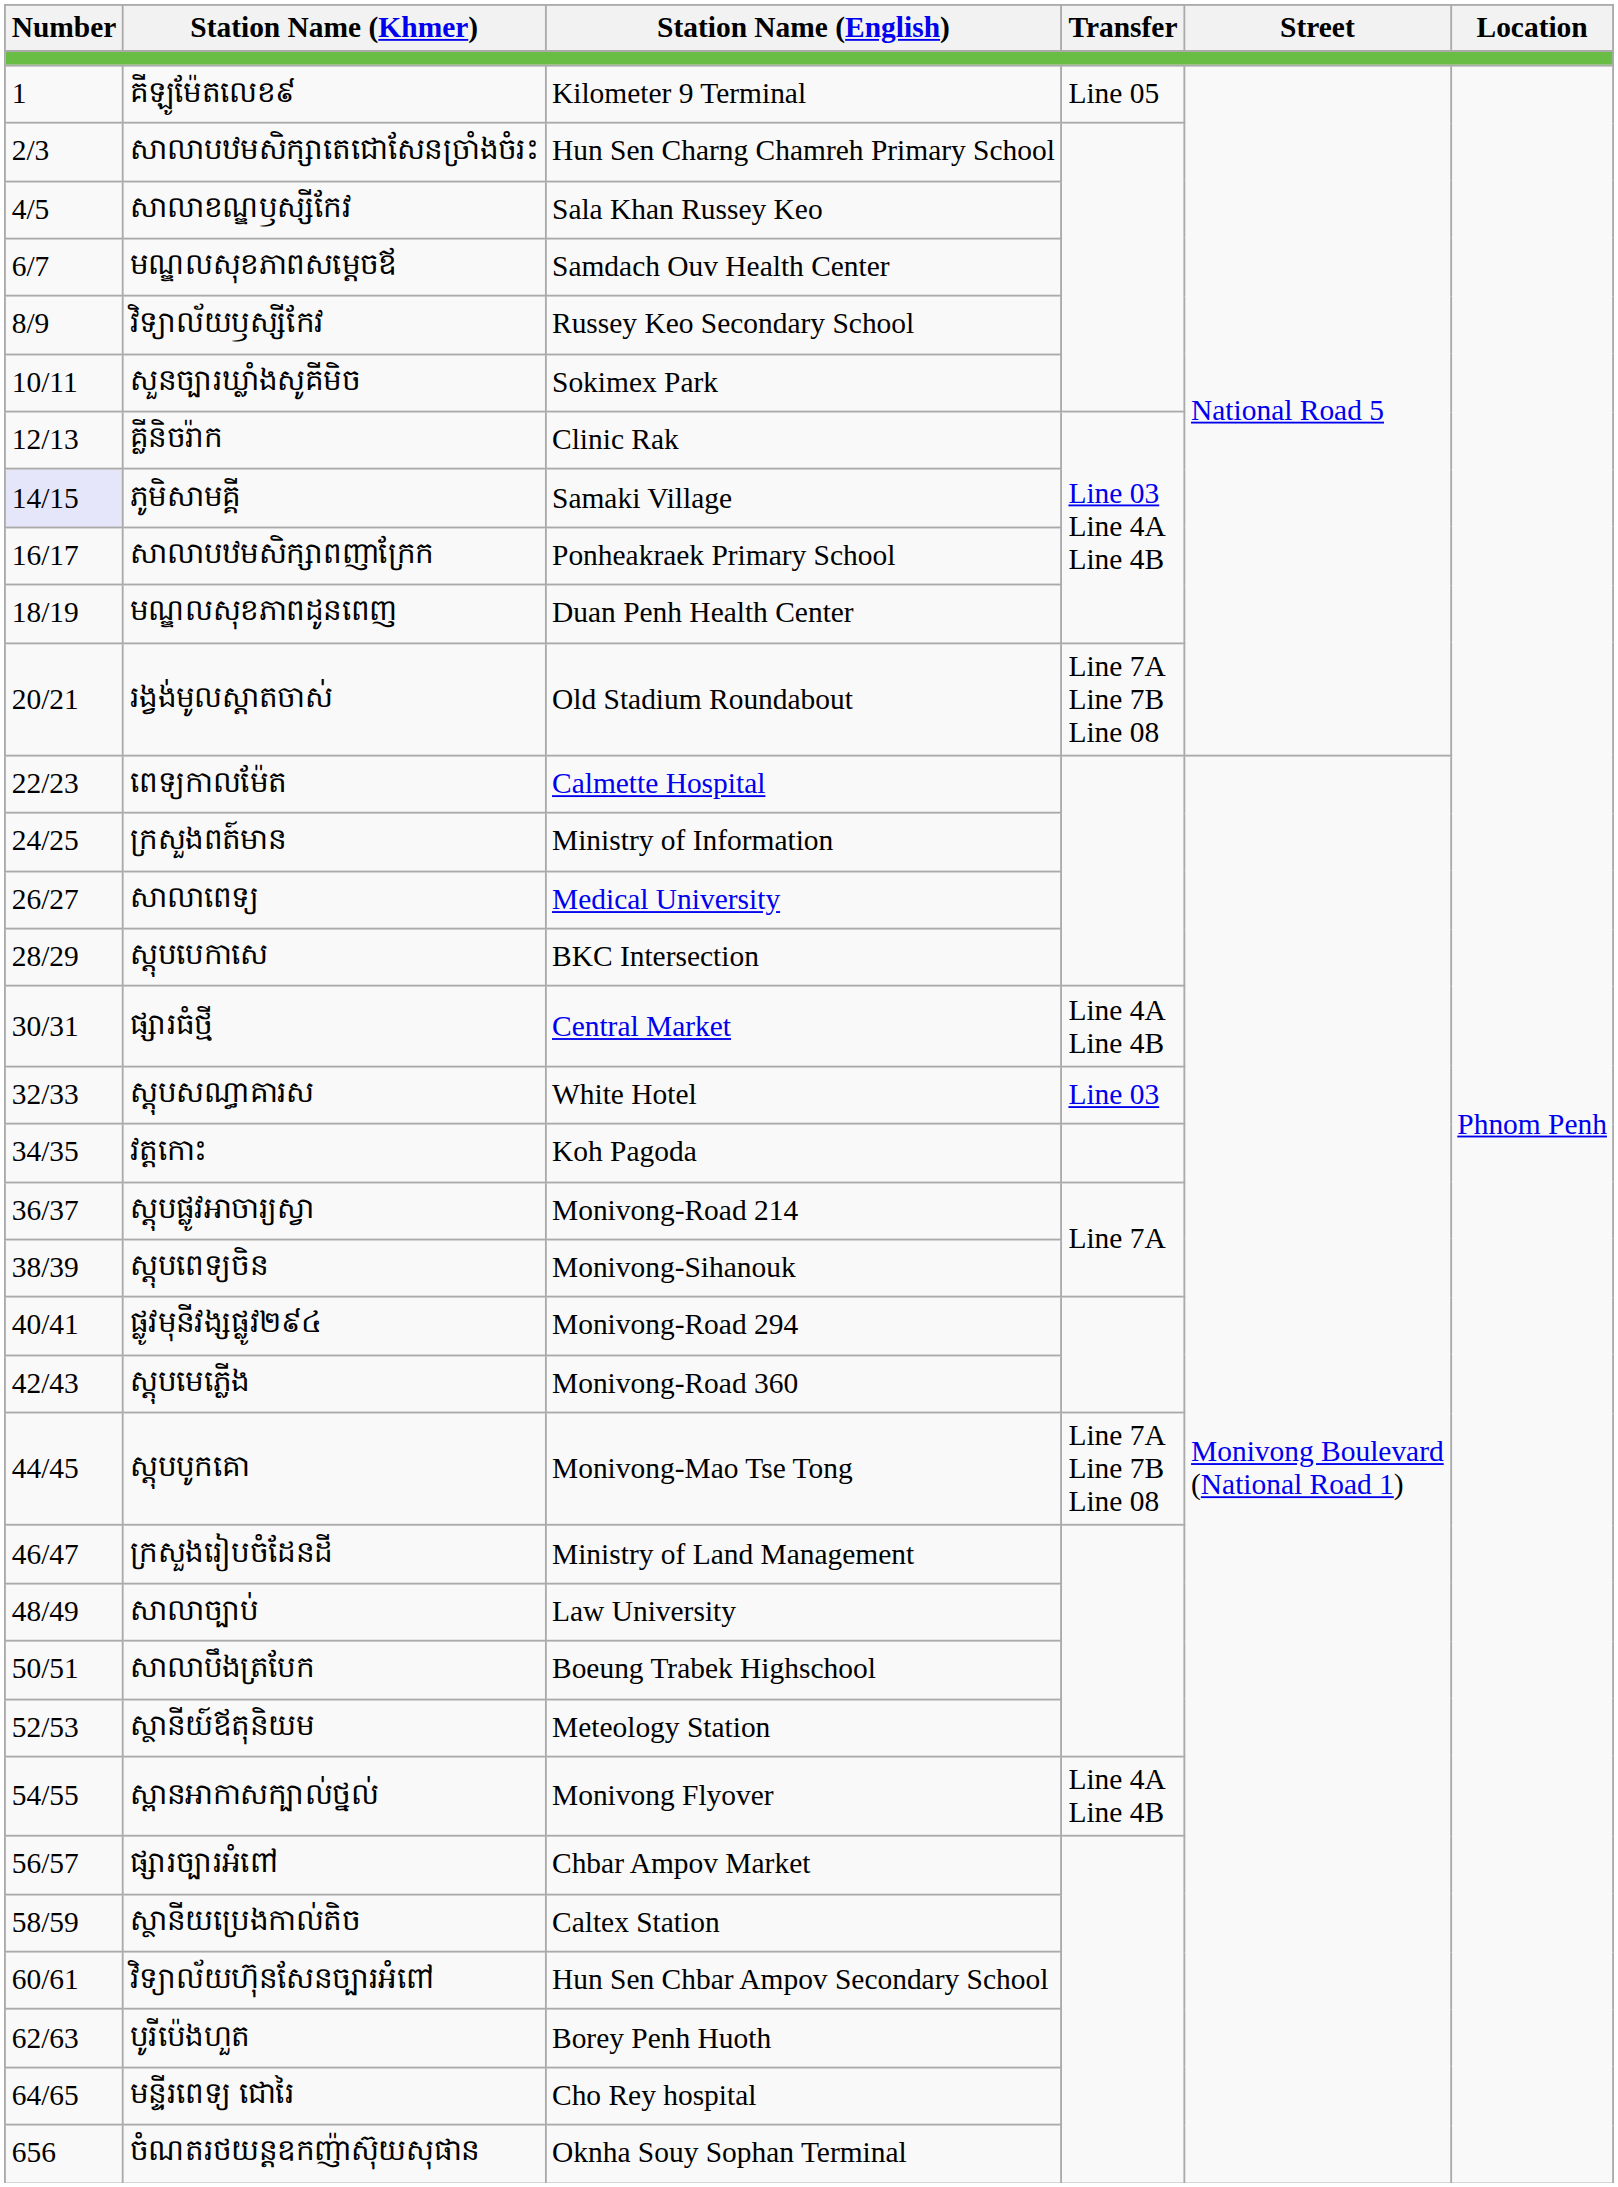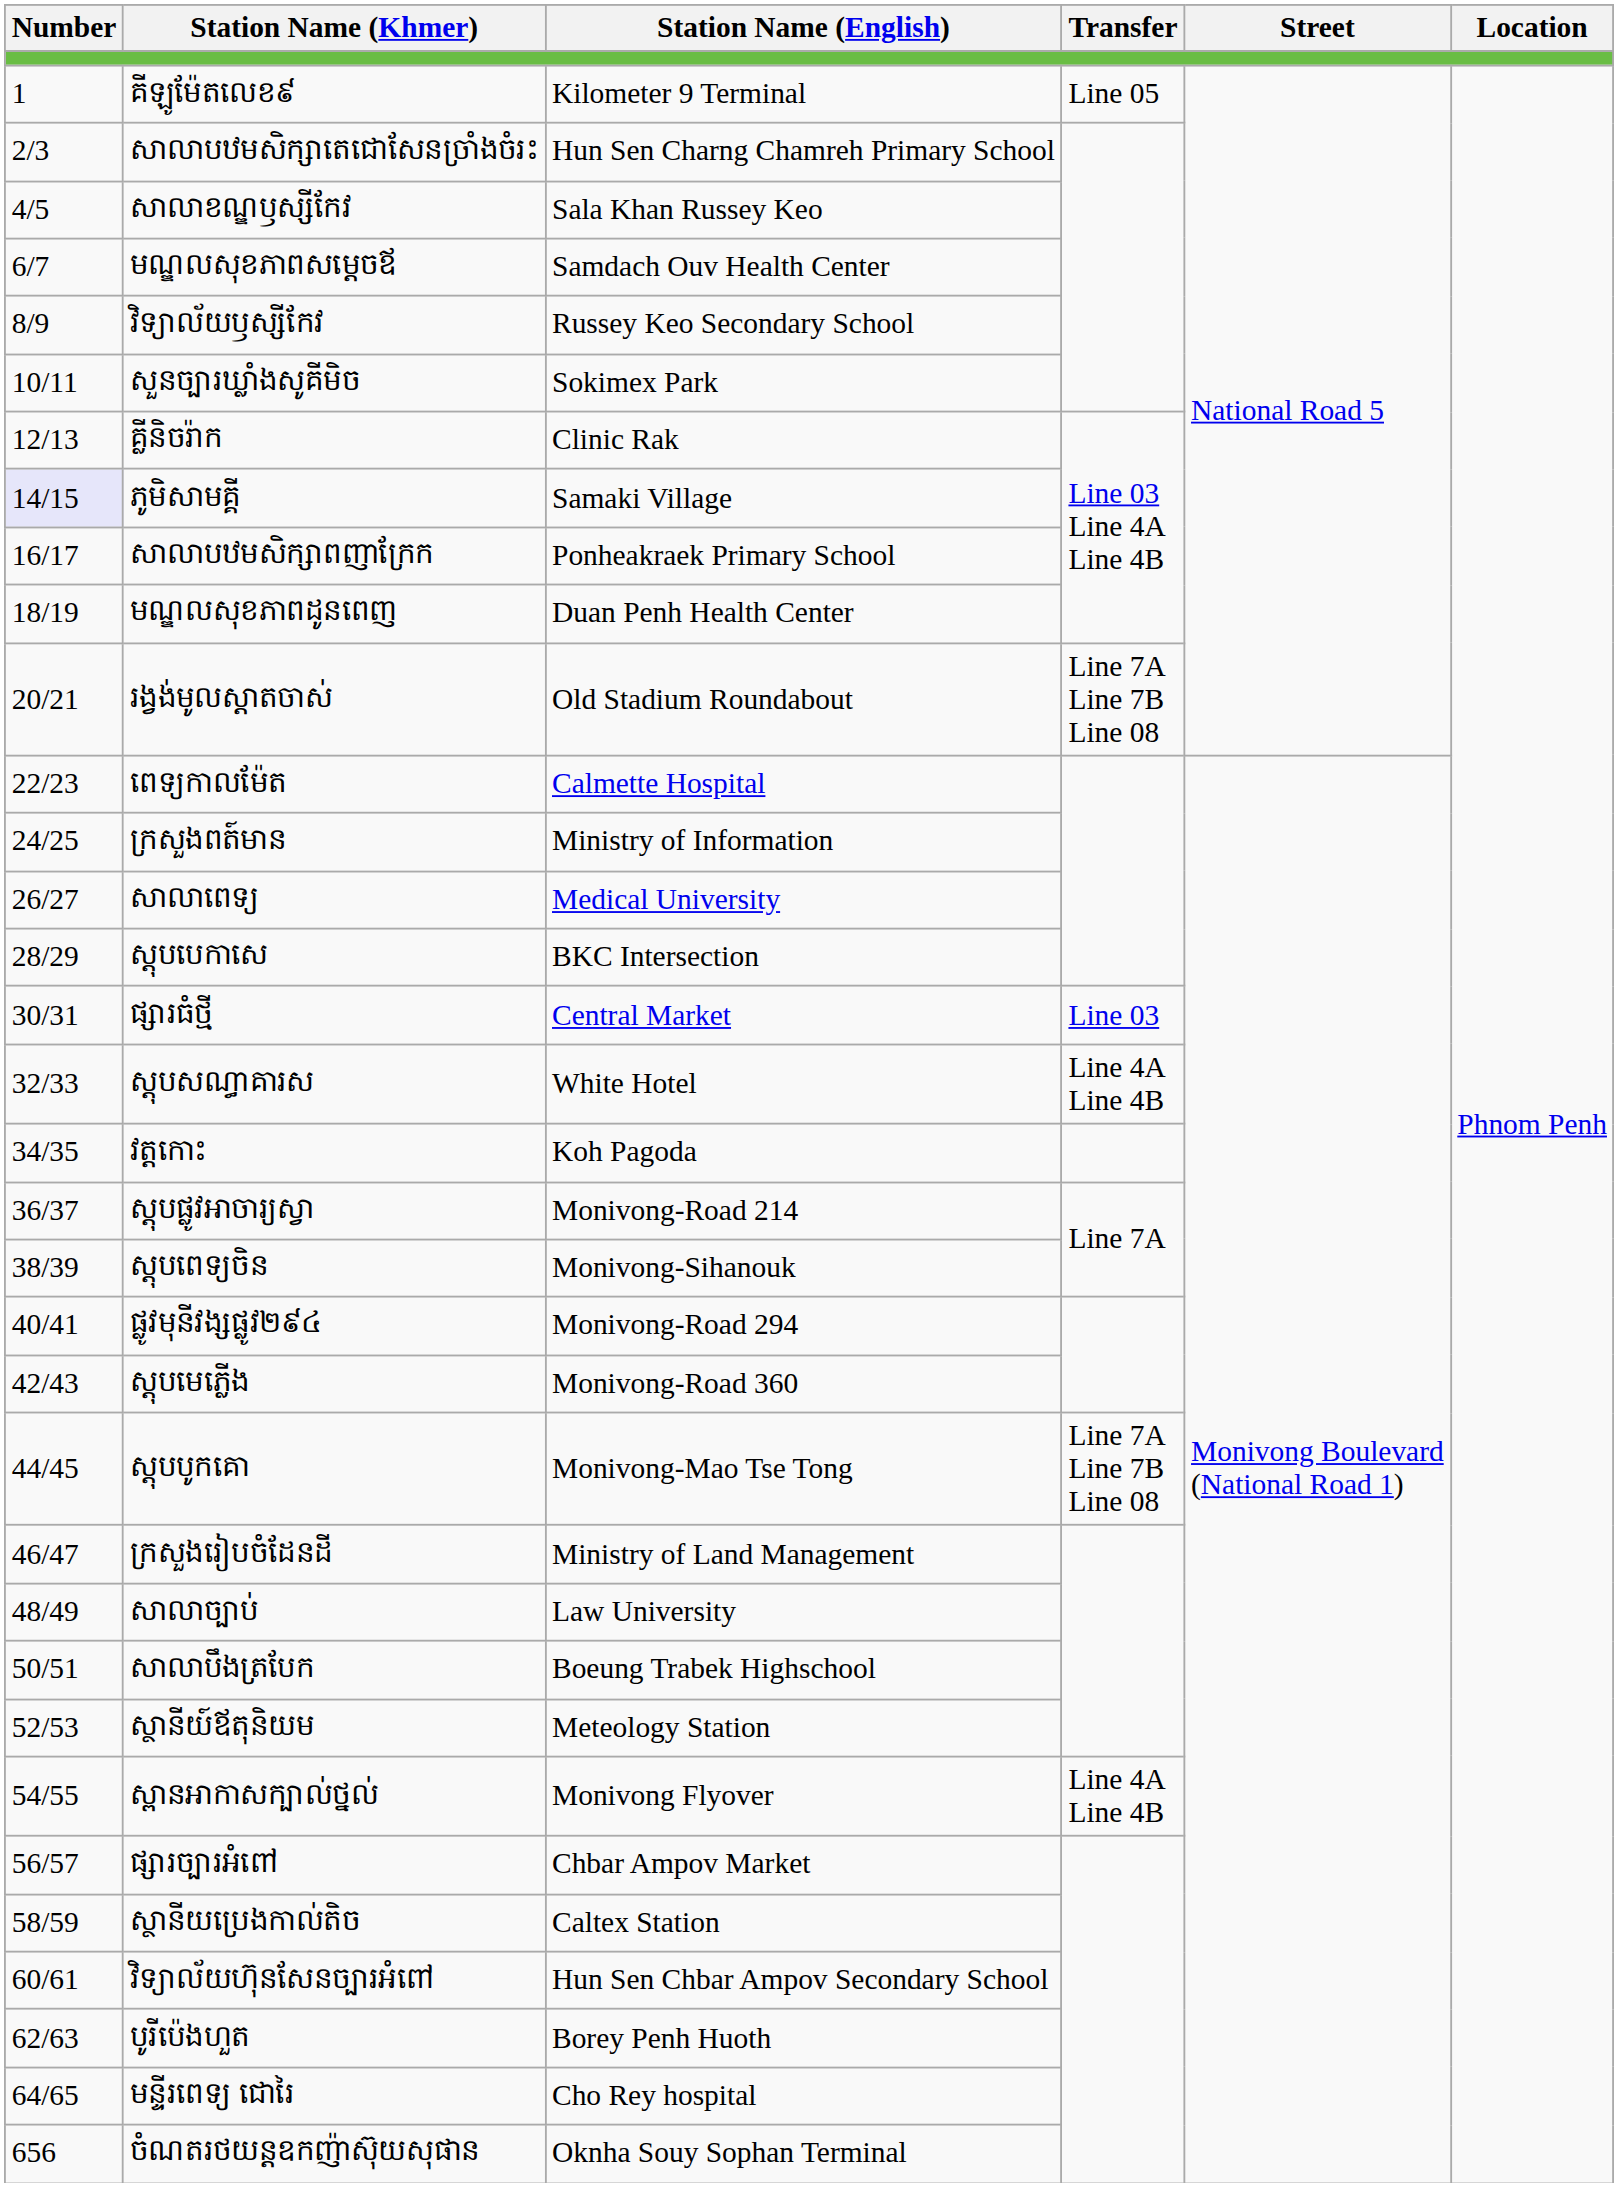(1117, 1025) Line 4A Line 4B -> (1114, 1014) Line 03
(1114, 1094) Line 03 -> (1117, 1083) Line 4A Line 4B
